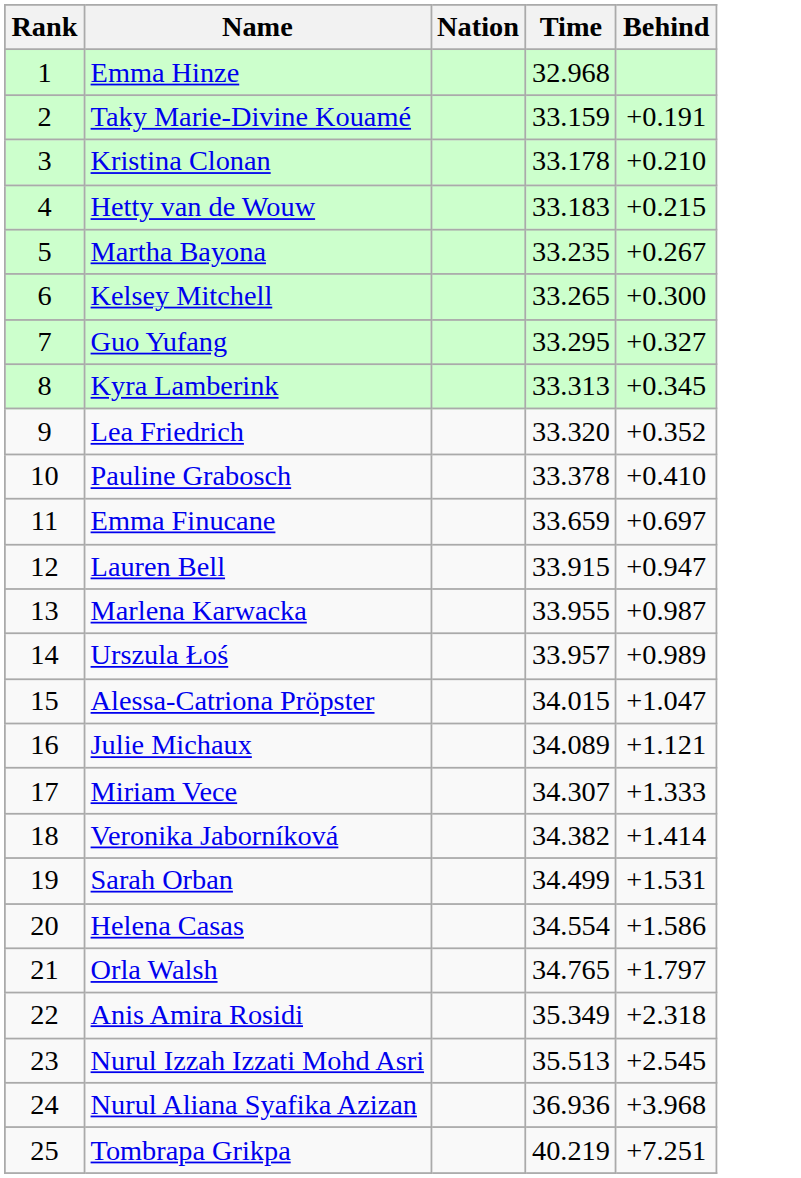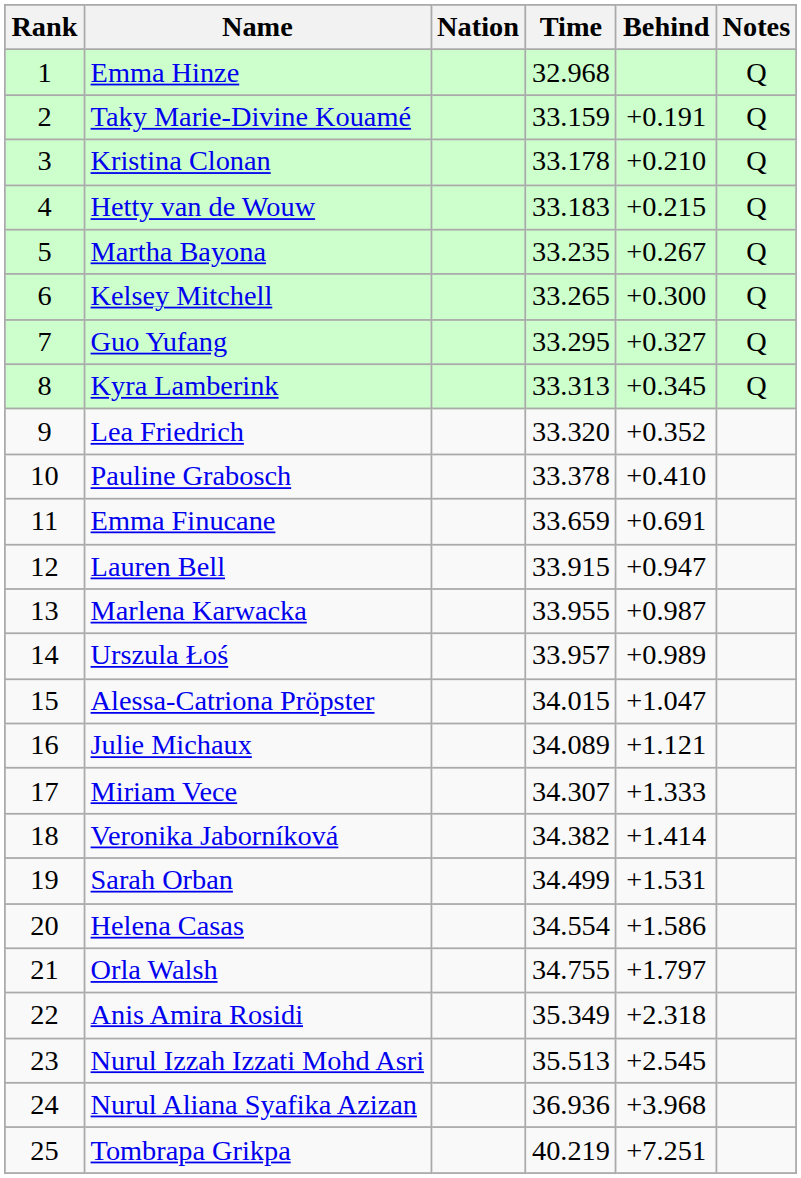+ column: (756, 26)
(666, 521) +0.697 -> (666, 521) +0.691
(571, 970) 34.765 -> (571, 970) 34.755
